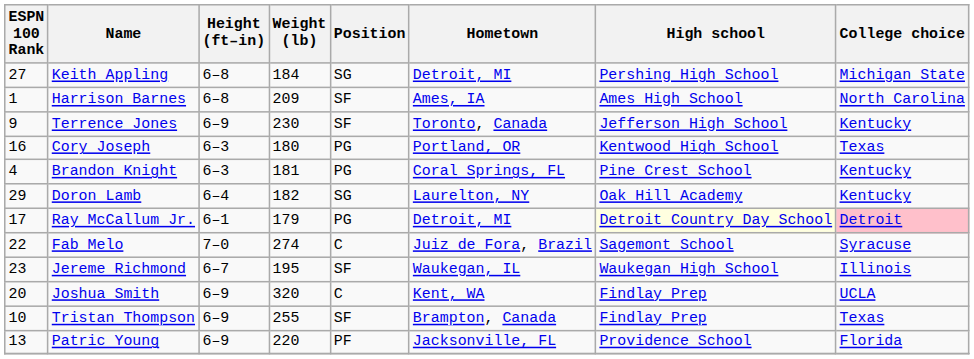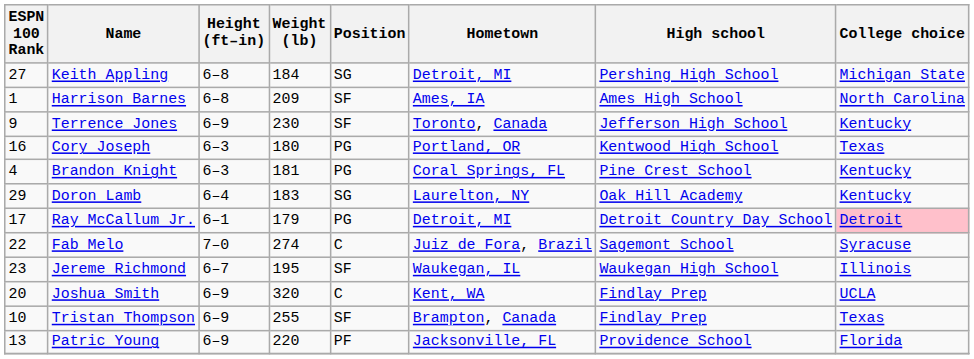(286, 196) 182 -> (286, 196) 183
(716, 220) lightyellow background -> (716, 220) no background
